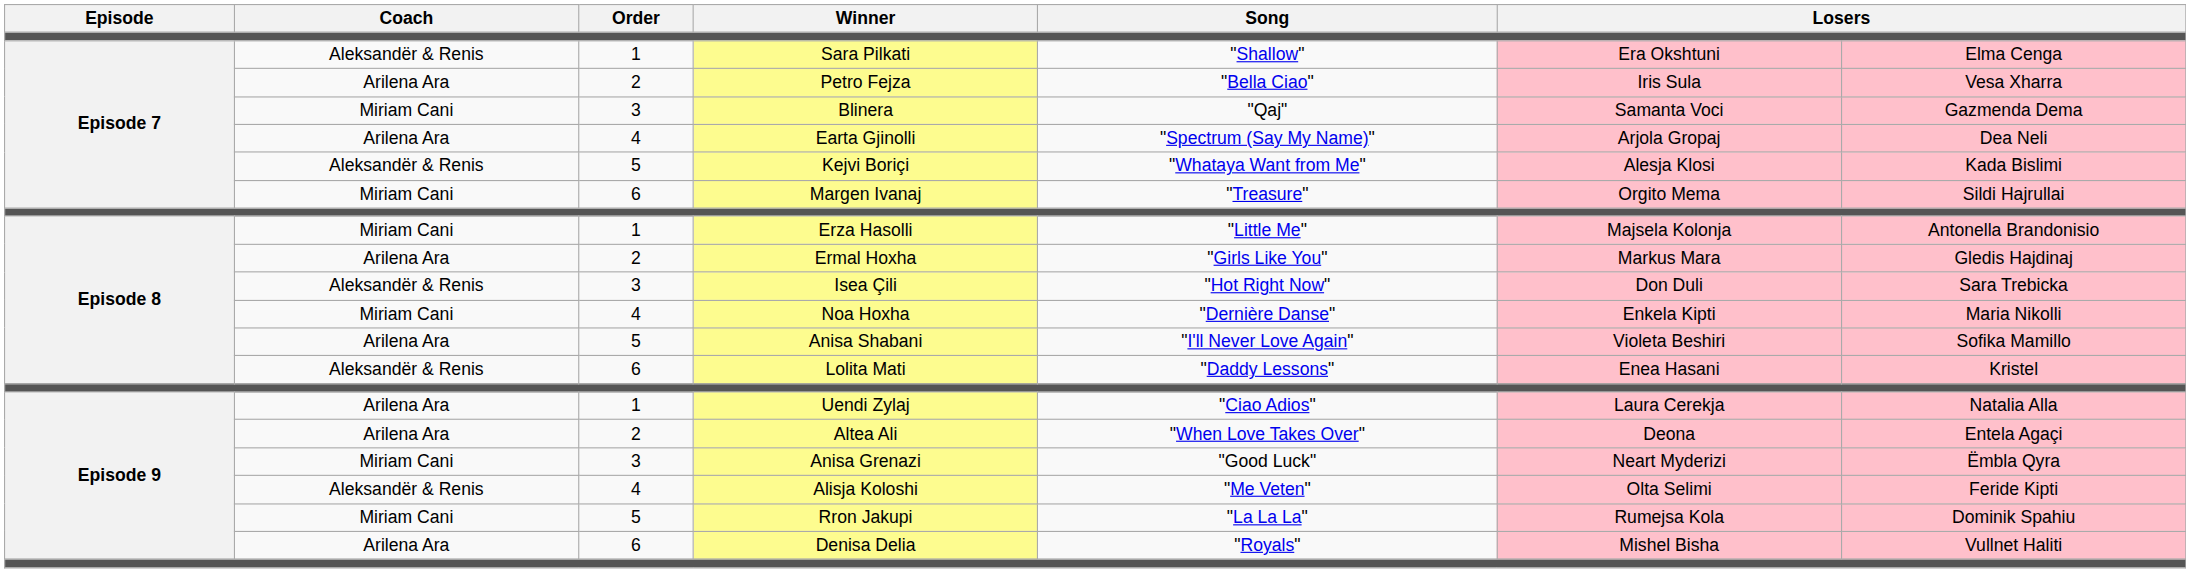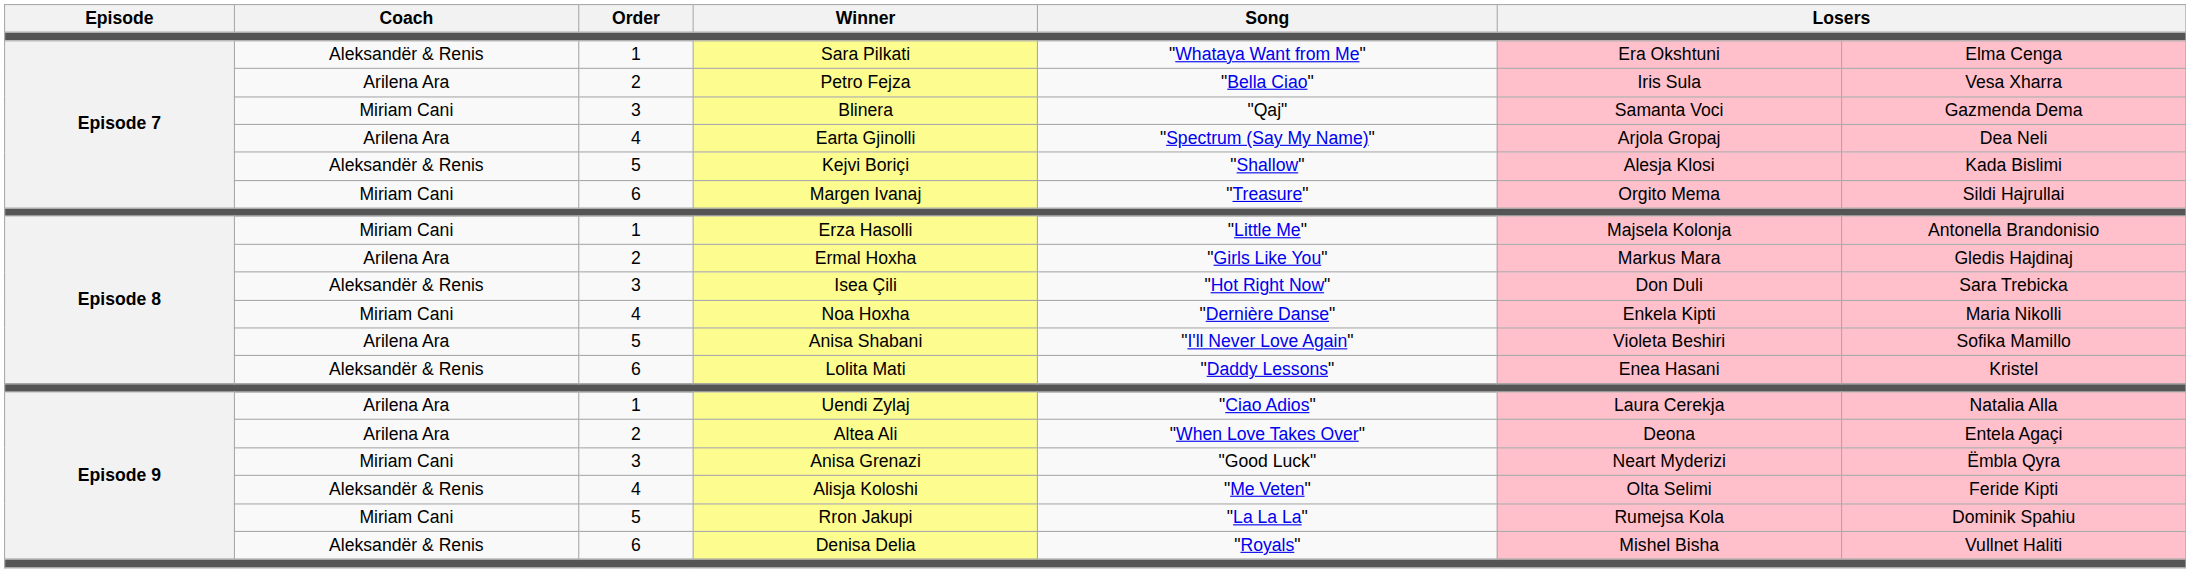(1267, 54) "Shallow" -> (1267, 54) "Whataya Want from Me"
(1267, 166) "Whataya Want from Me" -> (1267, 166) "Shallow"
(406, 545) Arilena Ara -> (406, 545) Aleksandër & Renis
